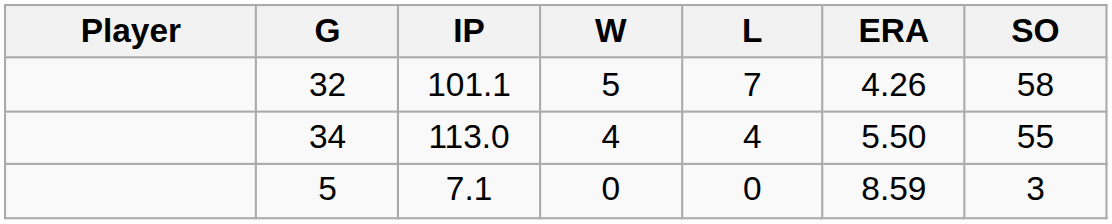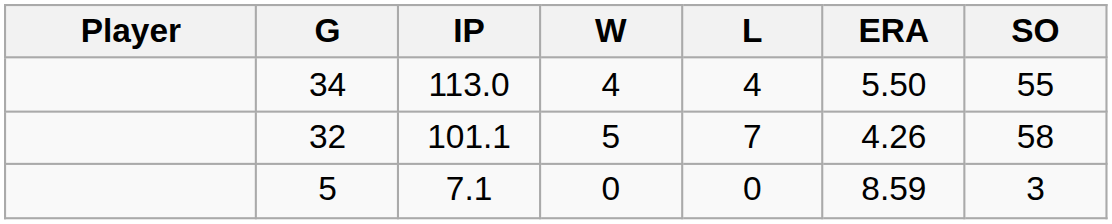rows swapped: (328, 137) <-> (328, 84)
